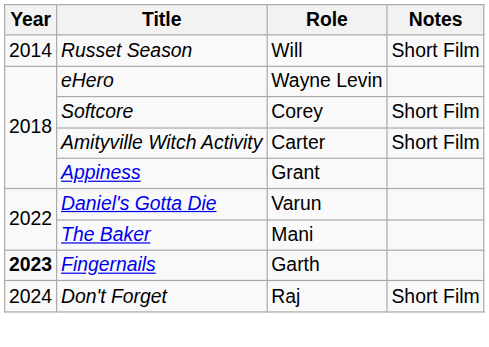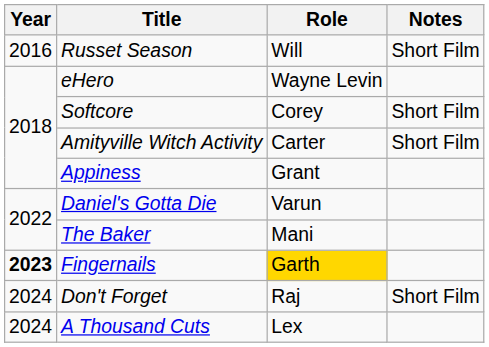(31, 50) 2014 -> (31, 50) 2016
(296, 265) no background -> (296, 265) gold background
+ row: (135, 326)
